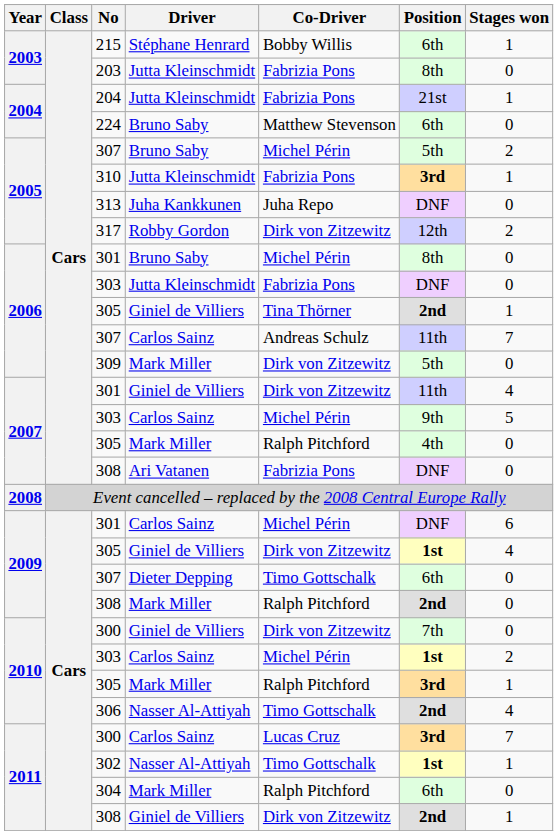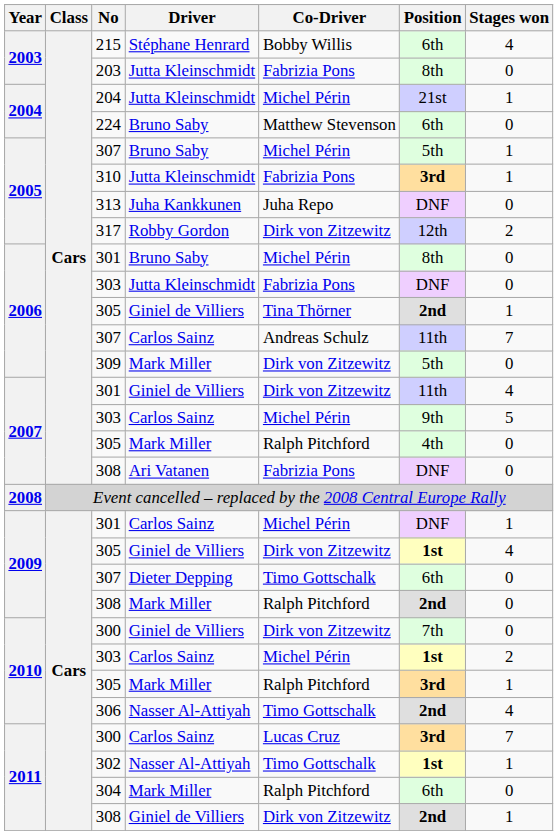(509, 44) 1 -> (509, 44) 4
(309, 97) Fabrizia Pons -> (307, 97) Michel Périn
(509, 151) 2 -> (509, 151) 1
(509, 524) 6 -> (509, 524) 1
